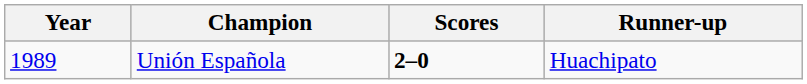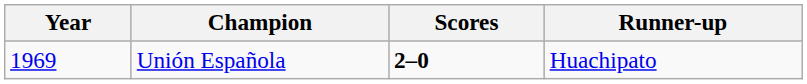(33, 59) 1989 -> (33, 59) 1969
